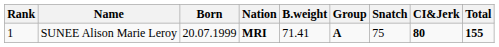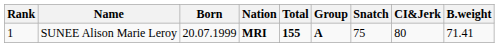columns swapped: (305, 14) <-> (478, 14)
(419, 33) bold -> (400, 33) normal
